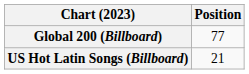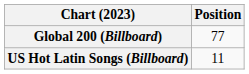(218, 58) 21 -> (218, 58) 11
